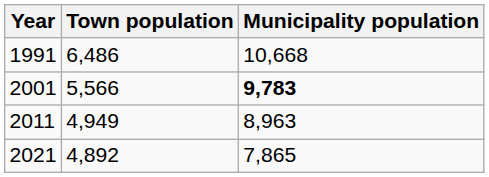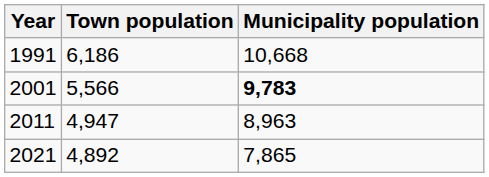(93, 54) 6,486 -> (93, 54) 6,186
(93, 121) 4,949 -> (93, 121) 4,947
